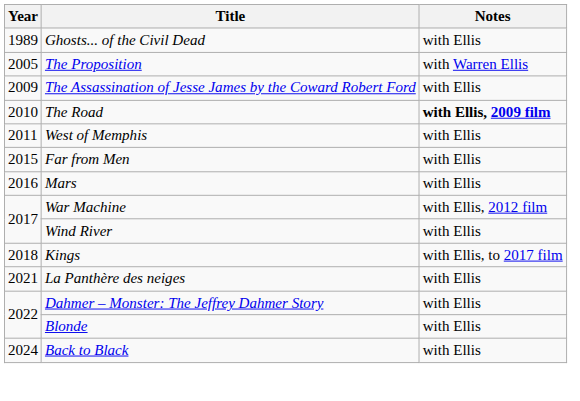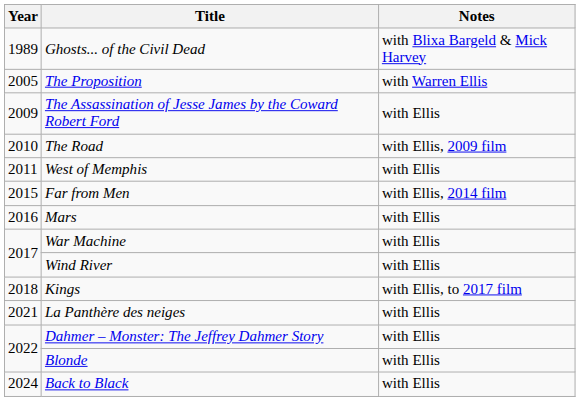(452, 40) with Ellis -> (464, 48) with Blixa Bargeld & Mick Harvey
(487, 111) bold -> (444, 145) normal
(452, 159) with Ellis -> (444, 193) with Ellis, 2014 film
(485, 207) with Ellis, 2012 film -> (411, 241) with Ellis
